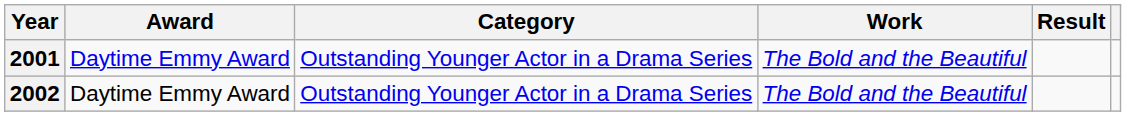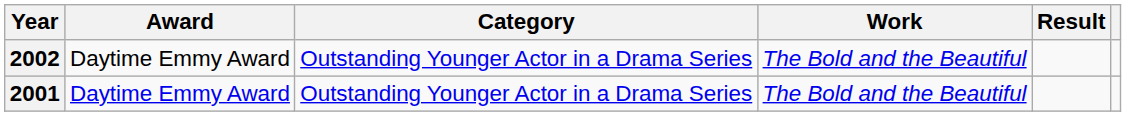rows swapped: (35, 57) <-> (35, 93)
